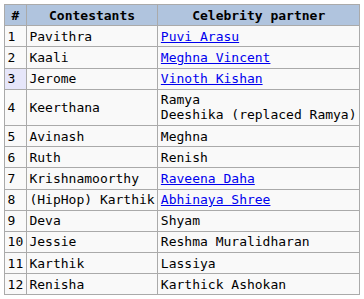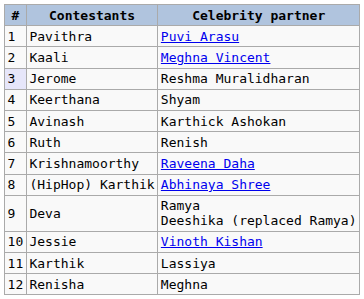(212, 79) Vinoth Kishan -> (235, 79) Reshma Muralidharan
(259, 107) Ramya Deeshika (replaced Ramya) -> (180, 100) Shyam
(184, 136) Meghna -> (223, 121) Karthick Ashokan
(180, 221) Shyam -> (259, 213) Ramya Deeshika (replaced Ramya)
(235, 242) Reshma Muralidharan -> (212, 242) Vinoth Kishan
(223, 284) Karthick Ashokan -> (184, 284) Meghna
